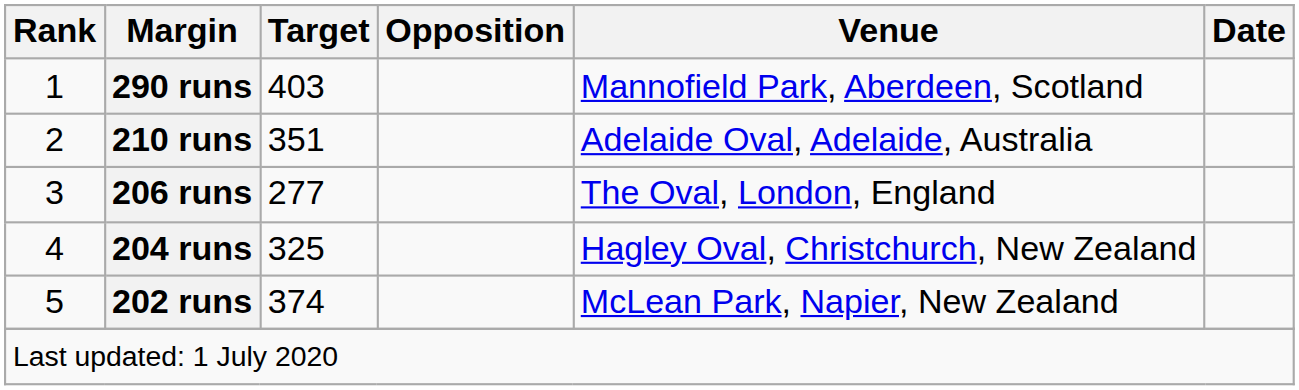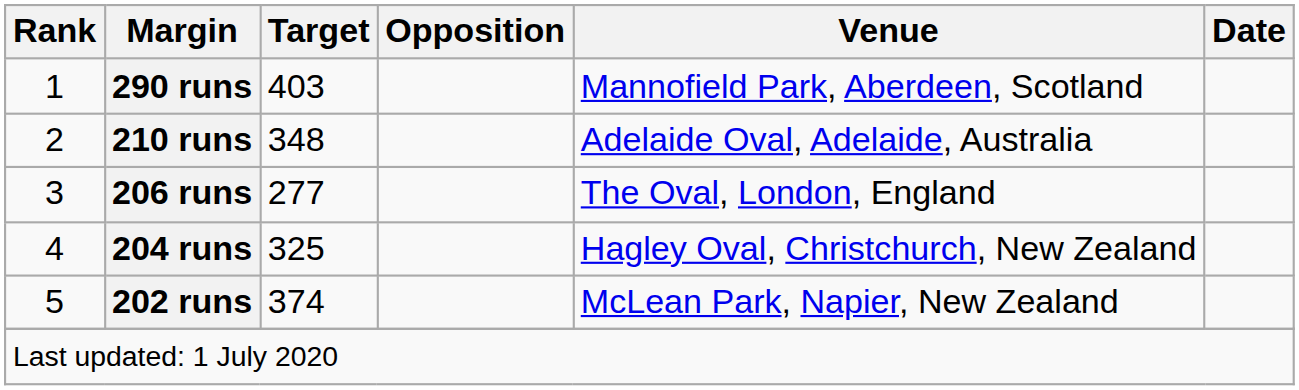(296, 139) 351 -> (296, 139) 348
